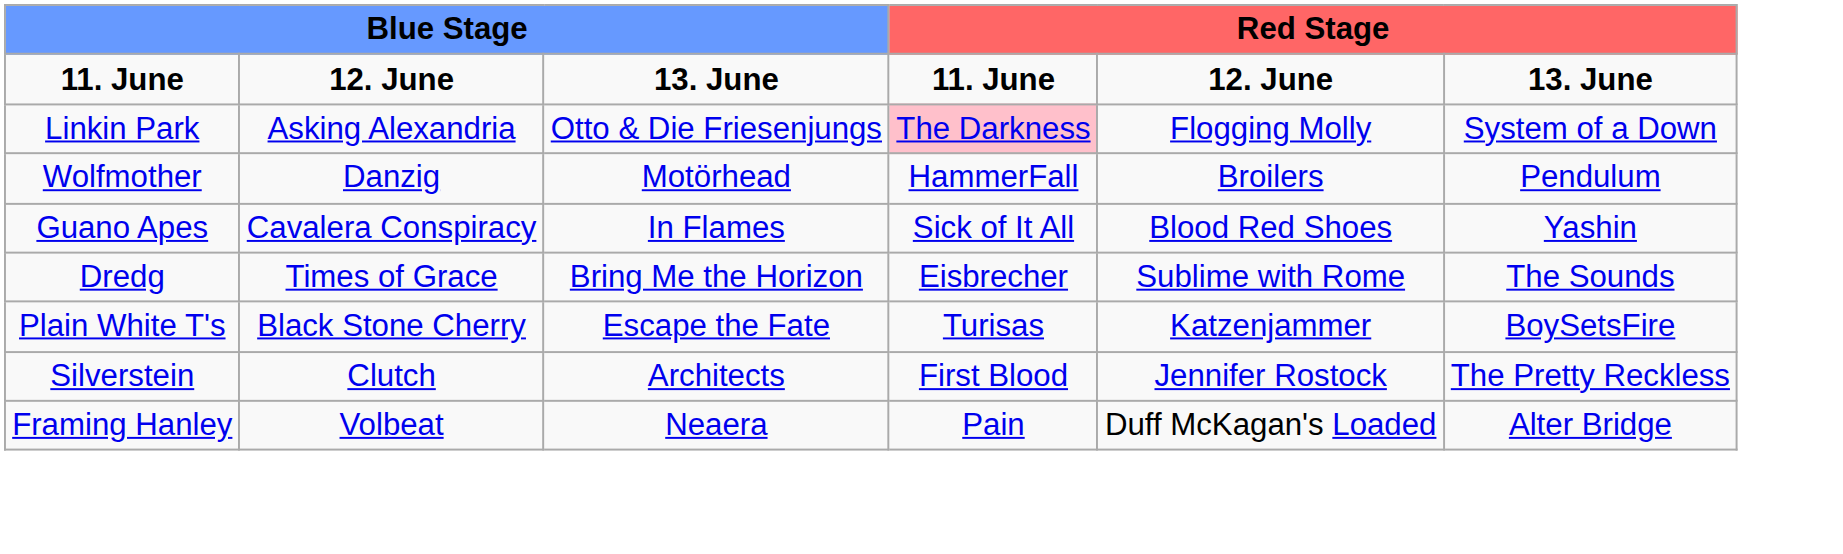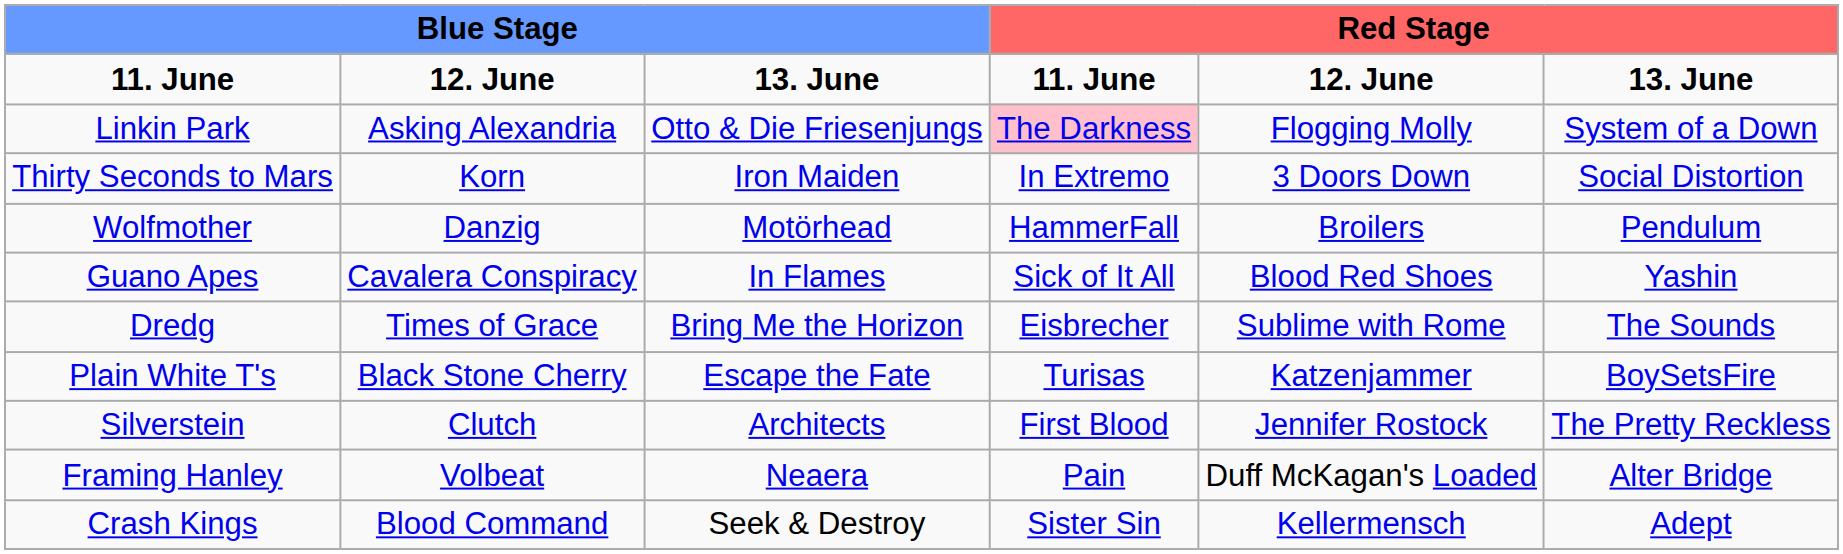+ row: (173, 177)
+ row: (173, 524)
